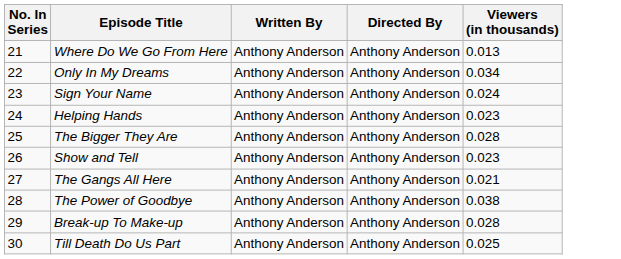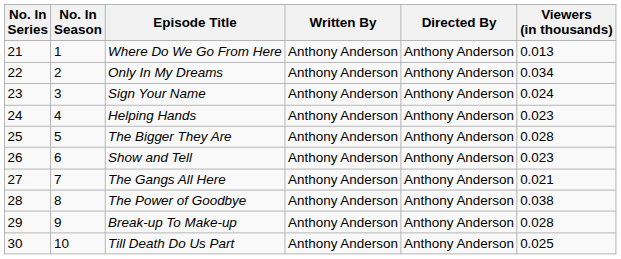+ column: (78, 22)
